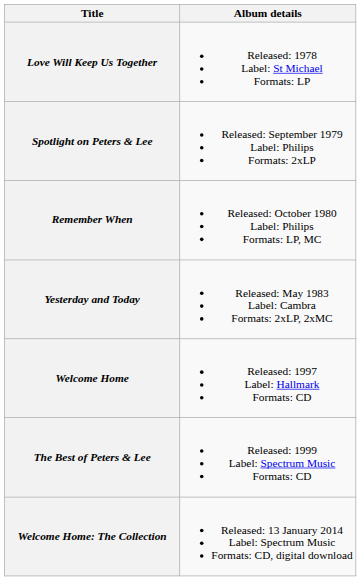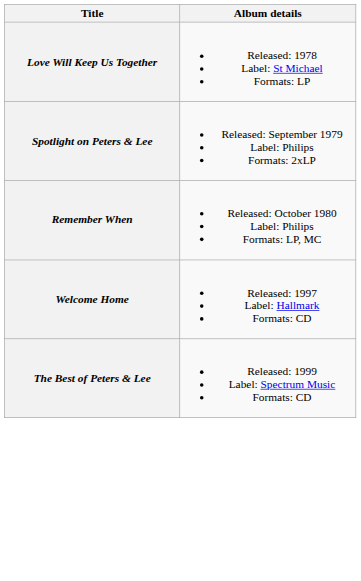- row: (92, 299)
- row: (92, 536)
